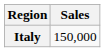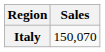(75, 36) 150,000 -> (75, 36) 150,070
